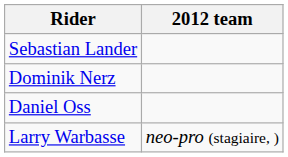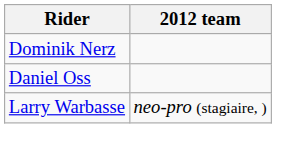- row: (73, 48)
